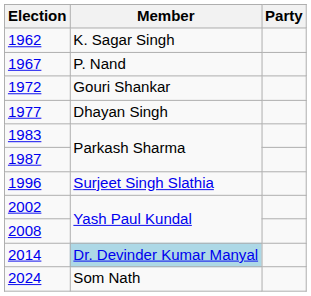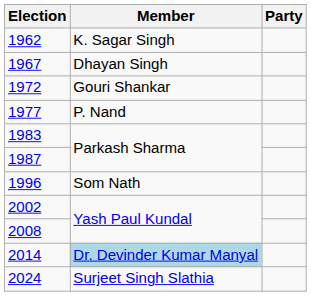(100, 64) P. Nand -> (121, 64) Dhayan Singh
(121, 111) Dhayan Singh -> (100, 111) P. Nand
(144, 183) Surjeet Singh Slathia -> (107, 183) Som Nath
(107, 278) Som Nath -> (144, 278) Surjeet Singh Slathia
